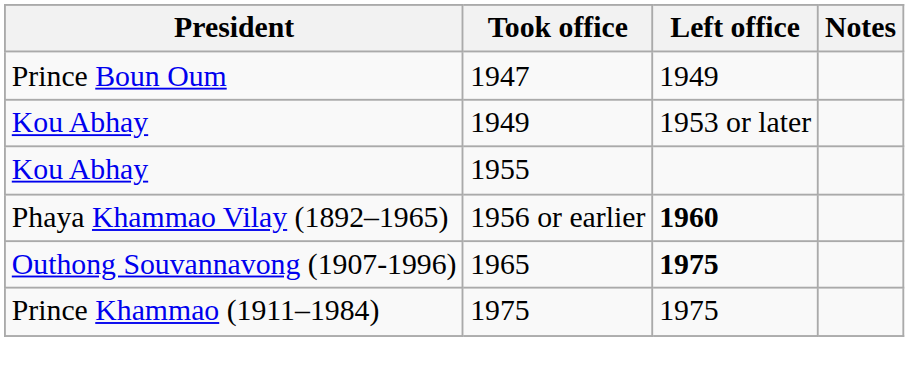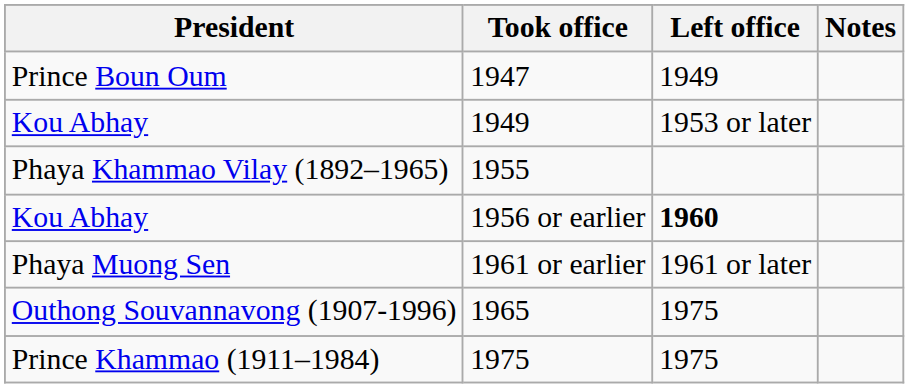(80, 169) Kou Abhay -> (230, 169) Phaya Khammao Vilay (1892–1965)
(230, 216) Phaya Khammao Vilay (1892–1965) -> (80, 216) Kou Abhay
+ row: (558, 264)
(689, 264) bold -> (689, 311) normal
